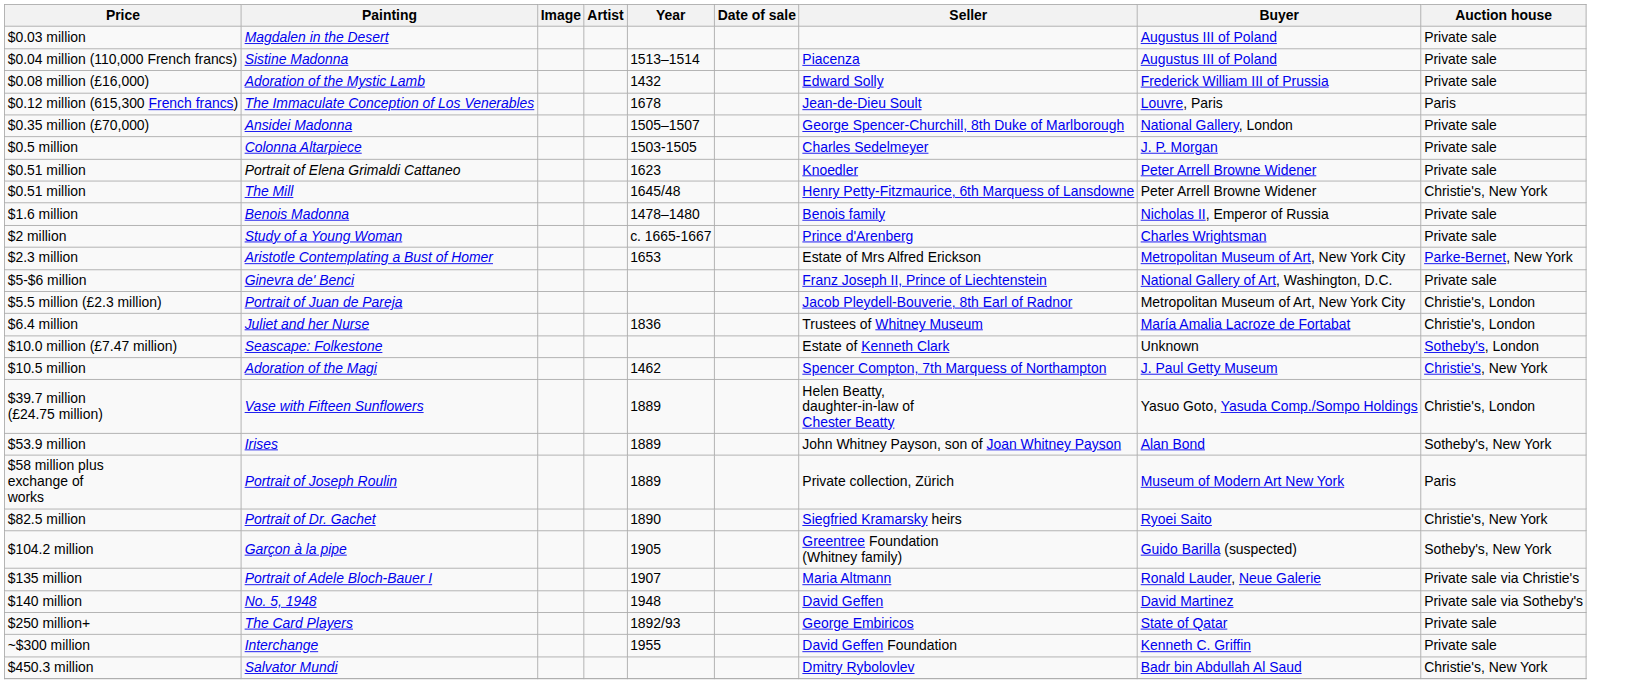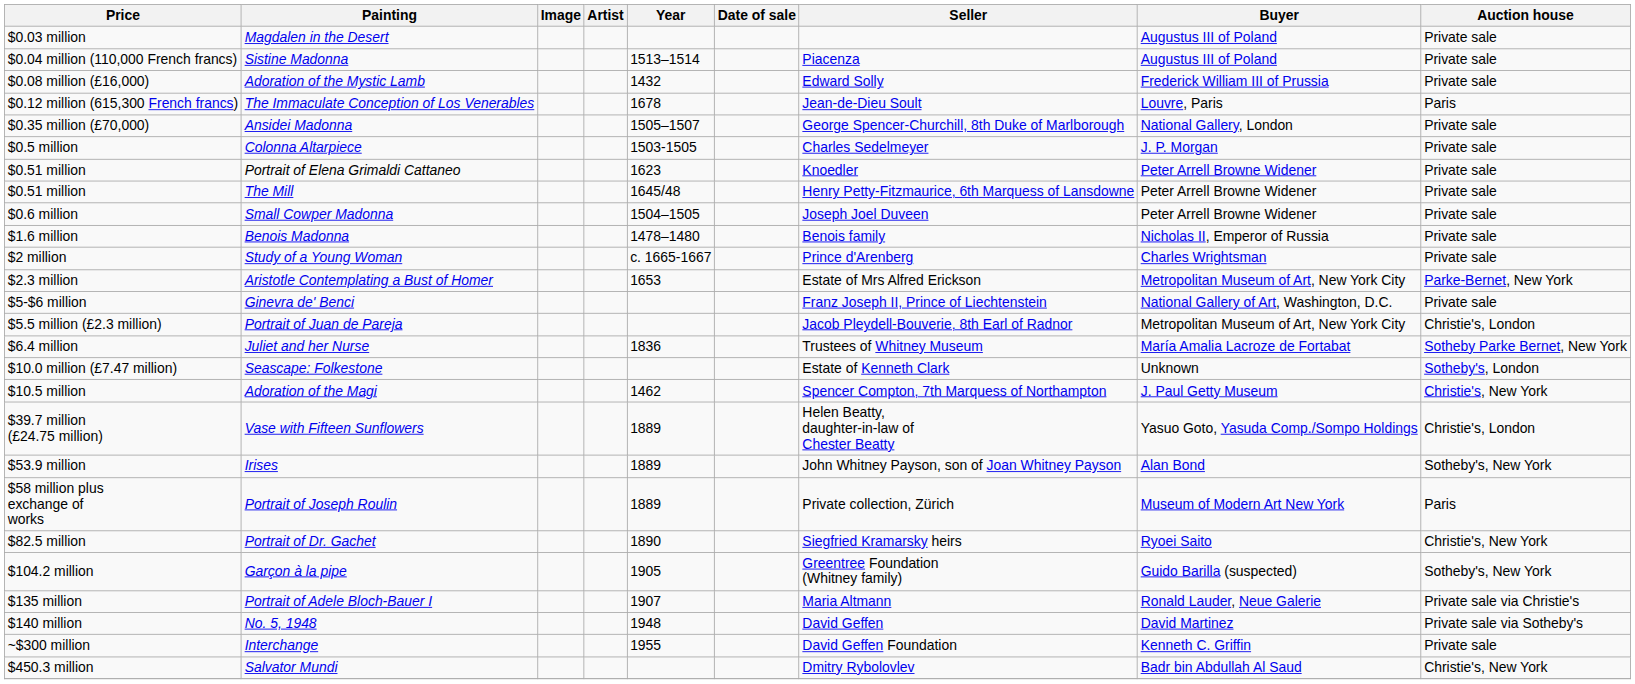(1486, 192) Christie's, New York -> (1460, 192) Private sale
+ row: (319, 214)
(1480, 324) Christie's, London -> (1525, 346) Sotheby Parke Bernet, New York
- row: (299, 623)
